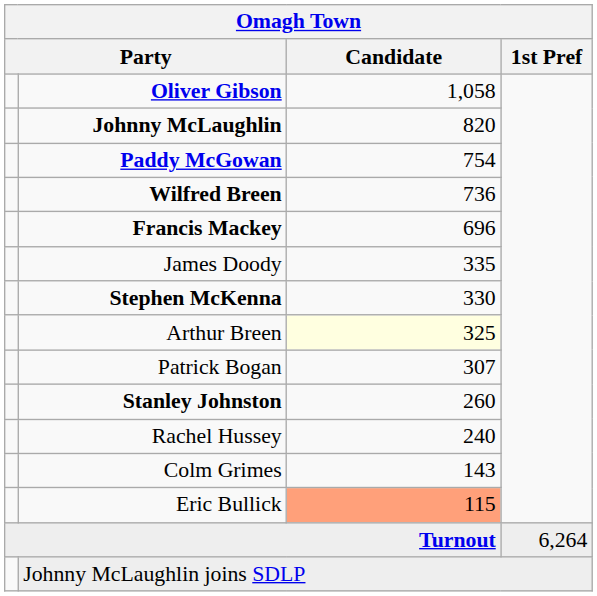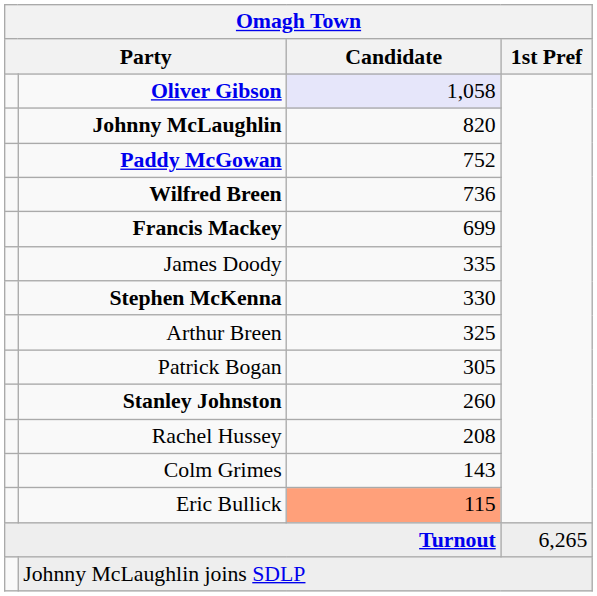(471, 90) no background -> (471, 90) lavender background
(479, 159) 754 -> (479, 159) 752
(479, 228) 696 -> (479, 228) 699
(479, 332) lightyellow background -> (479, 332) no background
(479, 366) 307 -> (479, 366) 305
(479, 435) 240 -> (479, 435) 208
(563, 539) 6,264 -> (563, 539) 6,265
